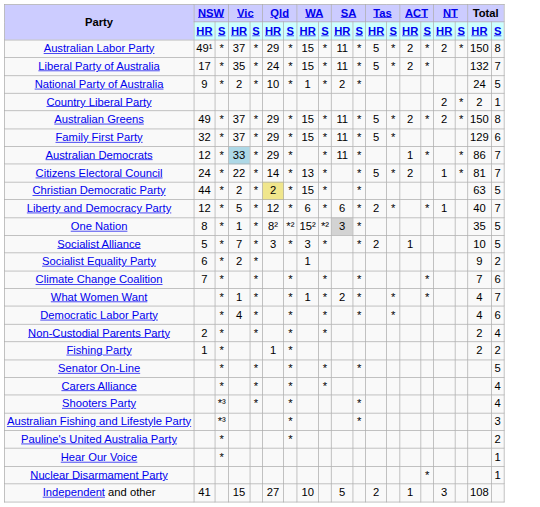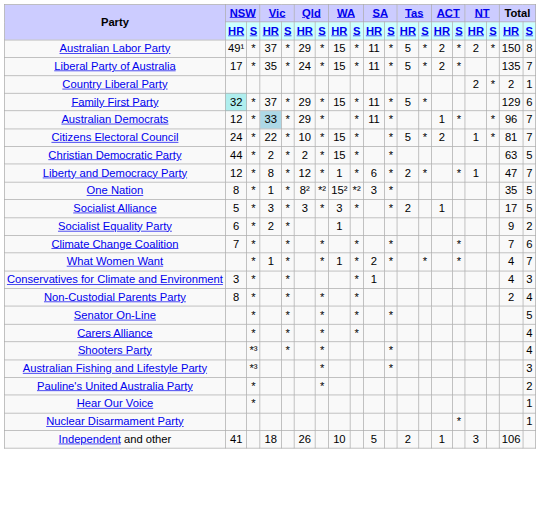(479, 66) 132 -> (511, 66) 135
- row: (99, 84)
- row: (99, 119)
(204, 137) no background -> (236, 102) paleturquoise background
(479, 155) 86 -> (511, 119) 96
(273, 173) 14 -> (305, 137) 10
(308, 173) 13 -> (339, 137) 15
(273, 191) khaki background -> (305, 155) no background
(239, 208) 5 -> (271, 173) 8
(308, 208) 6 -> (339, 173) 1
(479, 208) 40 -> (511, 173) 47
(342, 226) lightgrey background -> (374, 191) no background
(239, 244) 7 -> (271, 208) 3
(479, 244) 10 -> (511, 208) 17
- row: (99, 315)
+ row: (115, 279)
(204, 333) 2 -> (236, 297) 8
- row: (99, 350)
(239, 492) 15 -> (271, 439) 18
(273, 492) 27 -> (305, 439) 26
(479, 492) 108 -> (511, 439) 106
